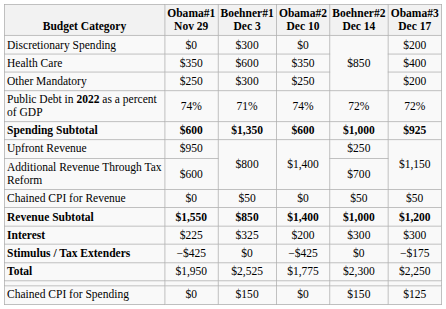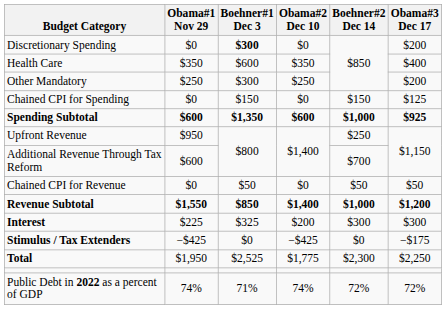(247, 44) normal -> (247, 44) bold
rows swapped: (68, 295) <-> (82, 106)
